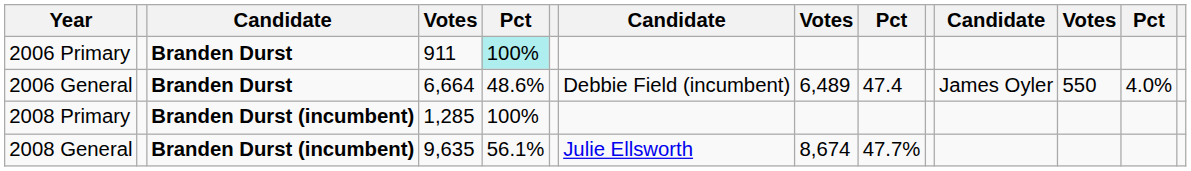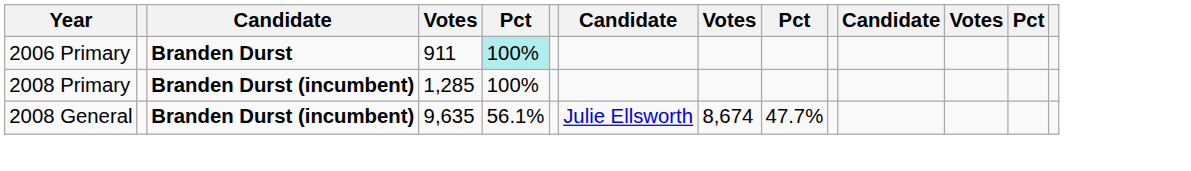- row: (71, 85)
